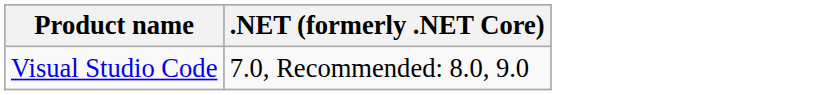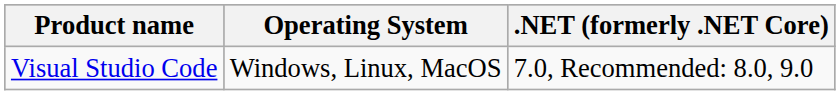+ column: (366, 25)
